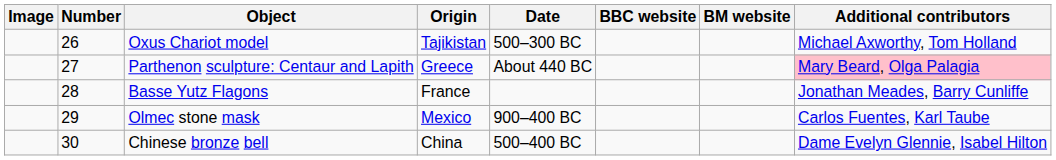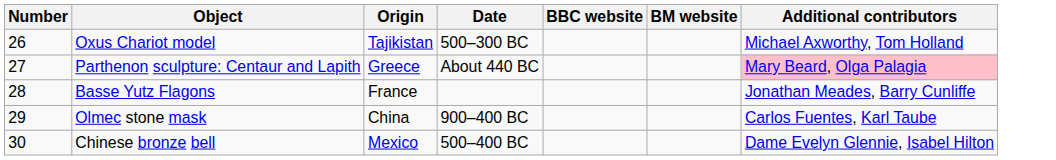- column: (31, 17)
(446, 117) Mexico -> (389, 117) China
(442, 142) China -> (393, 142) Mexico
